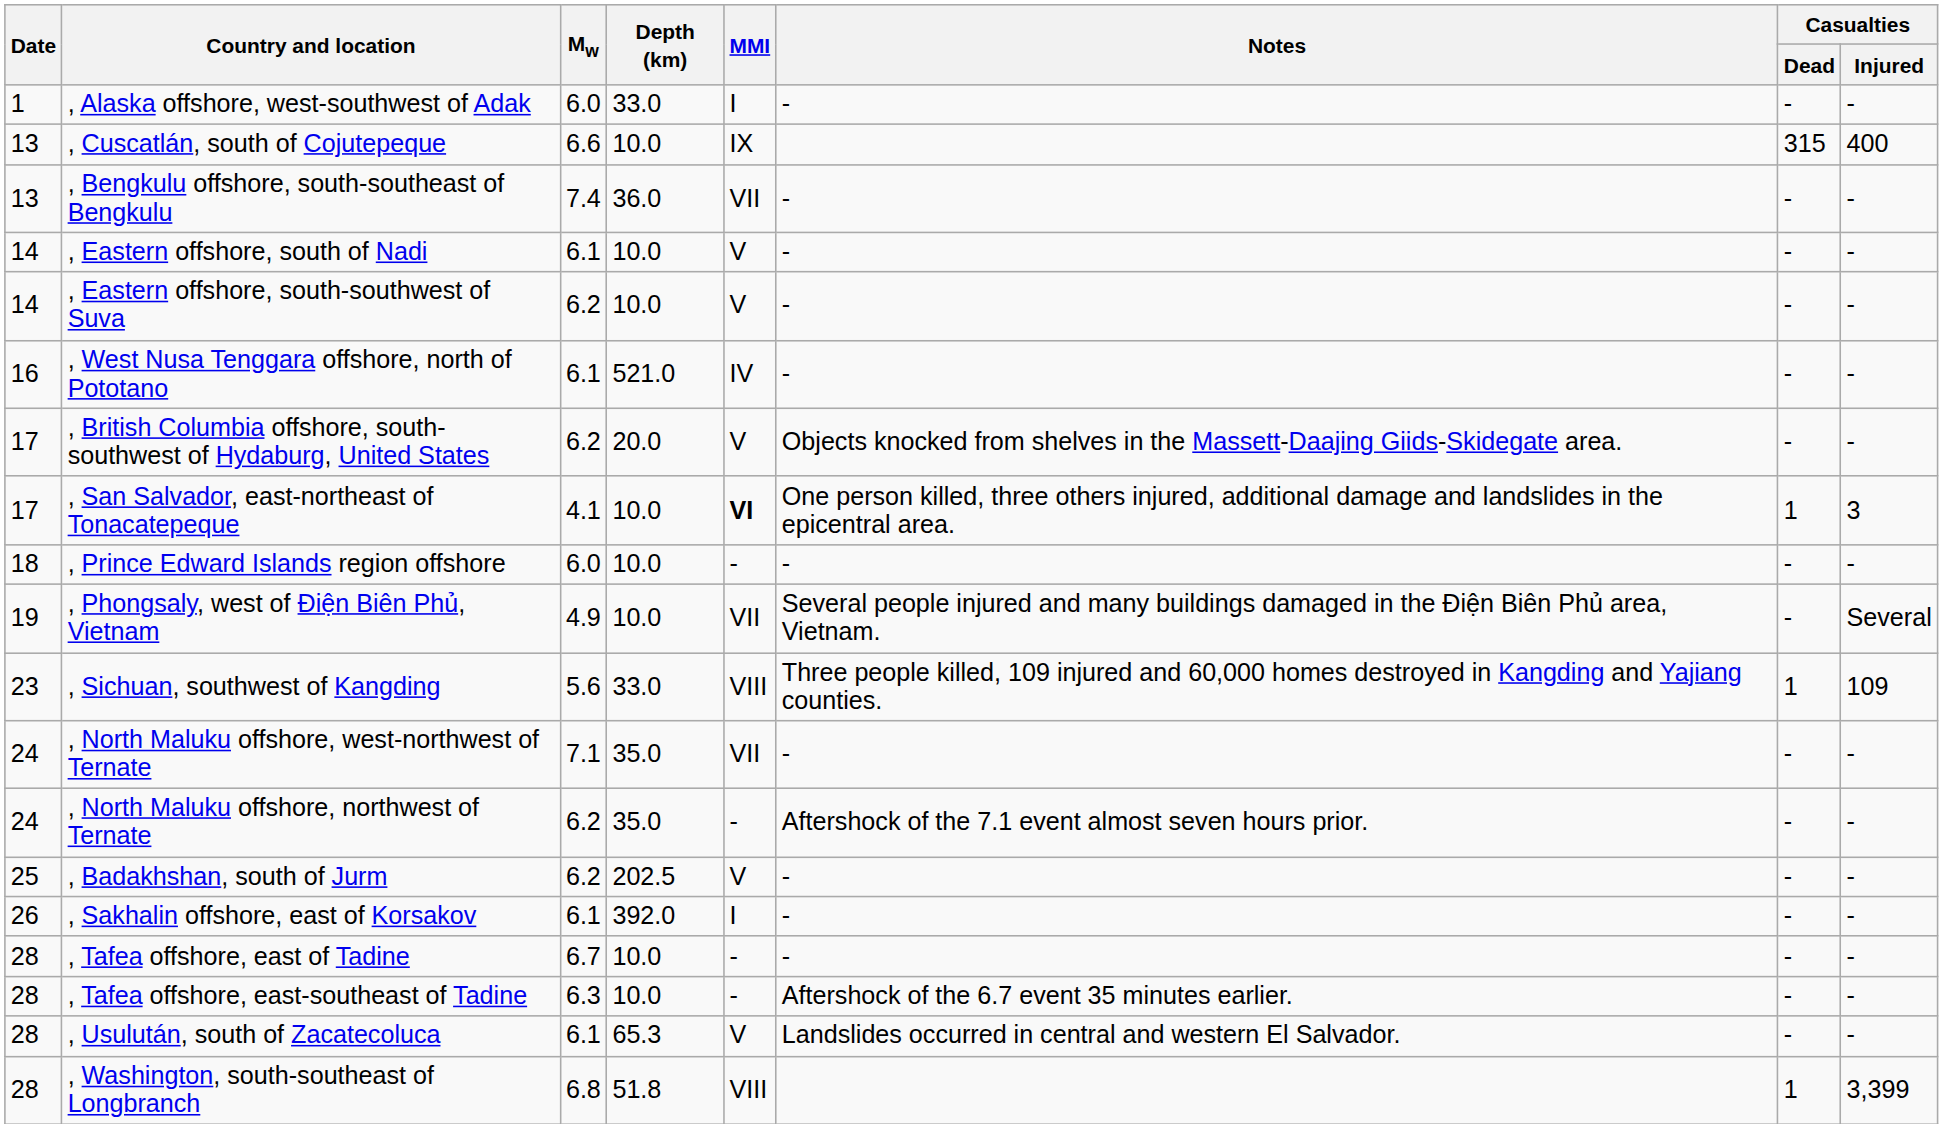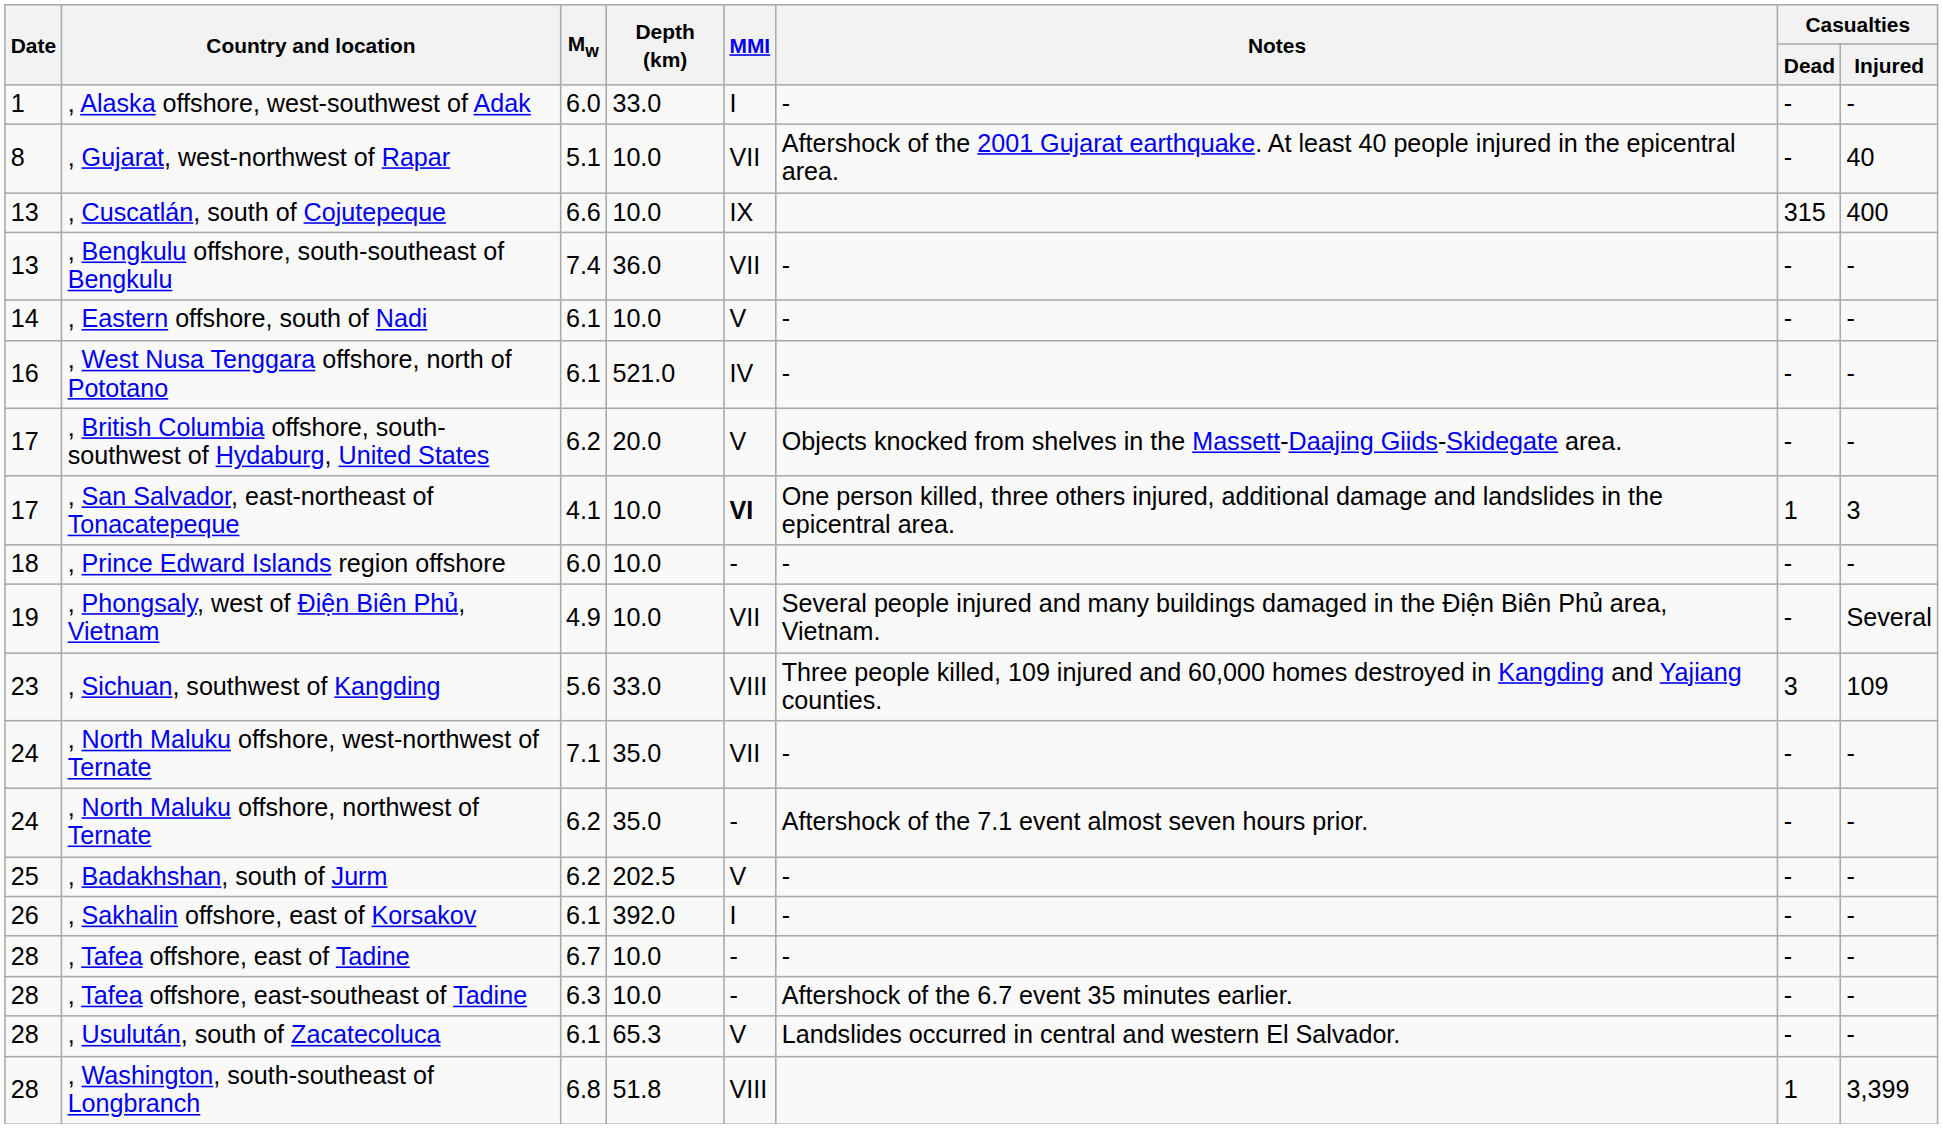+ row: (259, 158)
- row: (279, 305)
(1791, 686) 1 -> (1791, 686) 3
